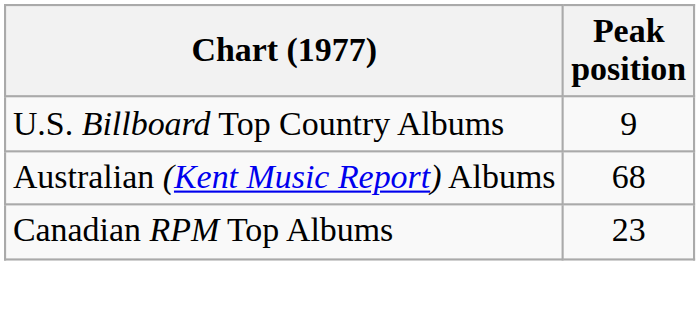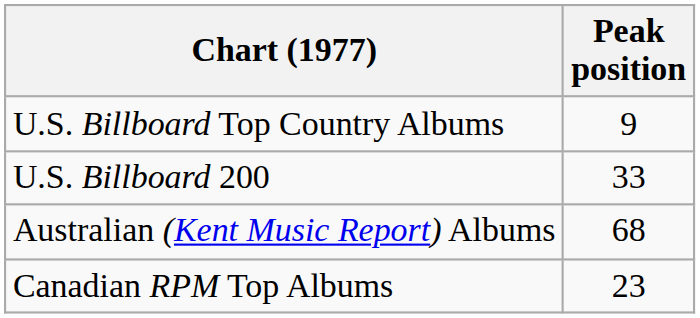+ row: (141, 177)
